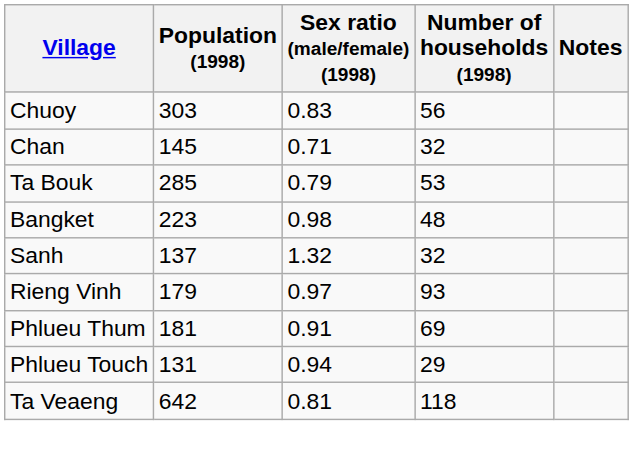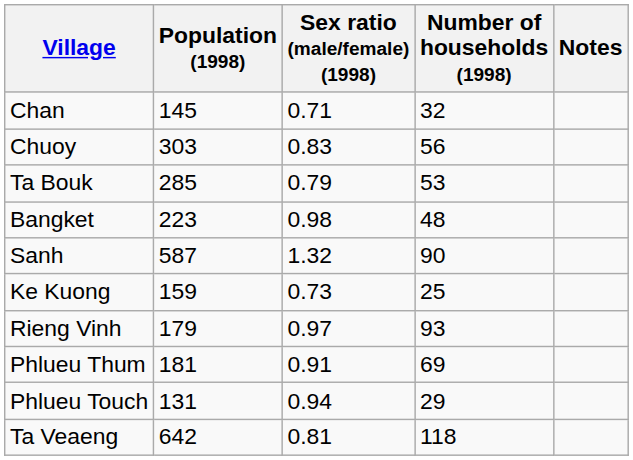rows swapped: (37, 146) <-> (43, 110)
(178, 255) 137 -> (178, 255) 587
(433, 255) 32 -> (433, 255) 90
+ row: (60, 291)
